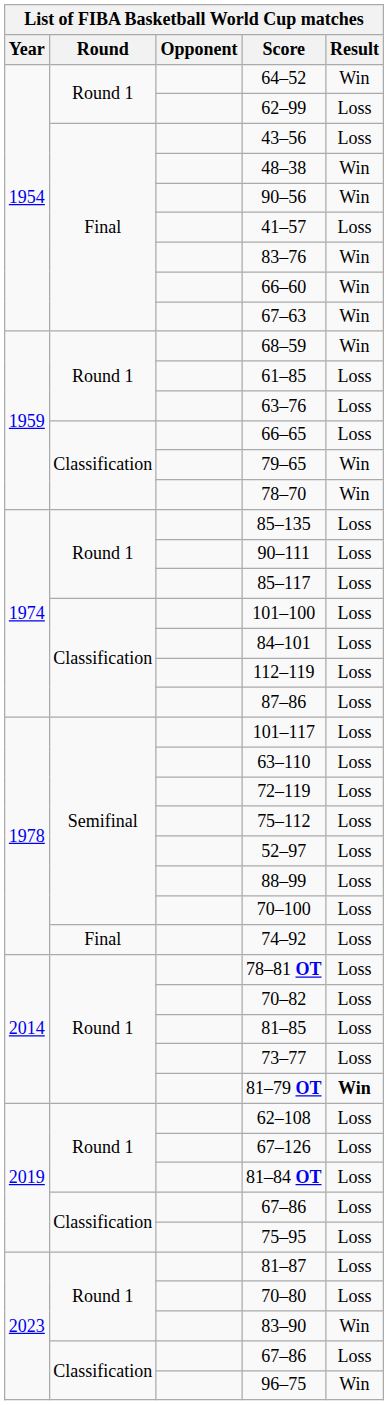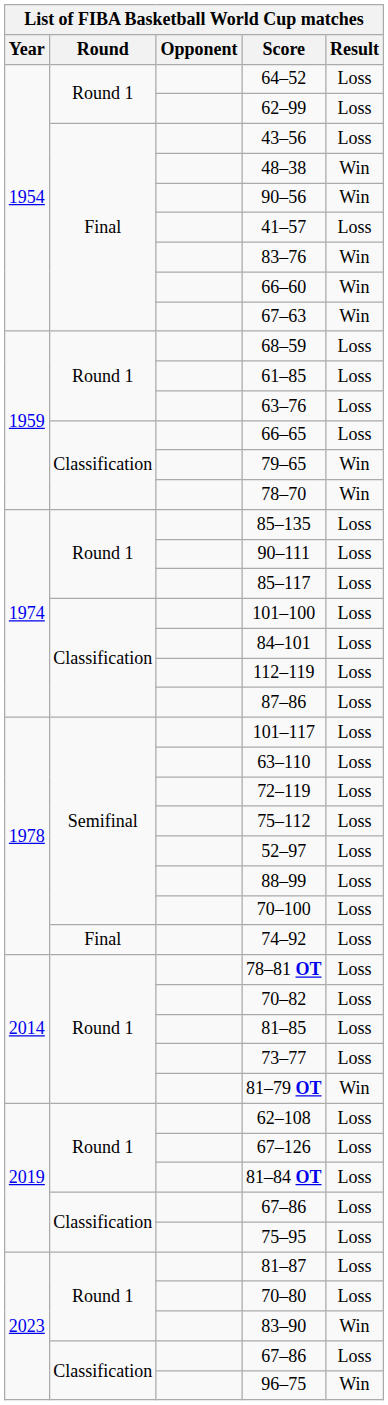(354, 79) Win -> (354, 79) Loss
(354, 346) Win -> (354, 346) Loss
(354, 1088) bold -> (354, 1088) normal
